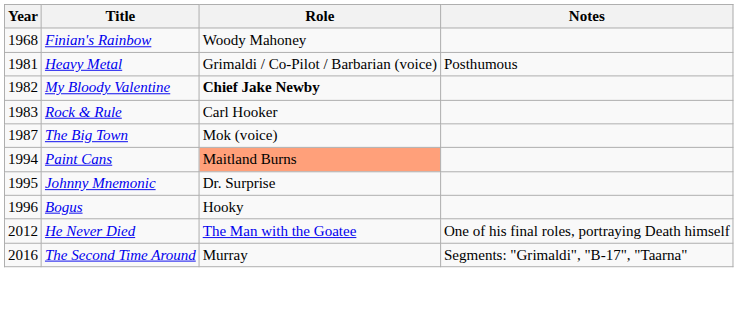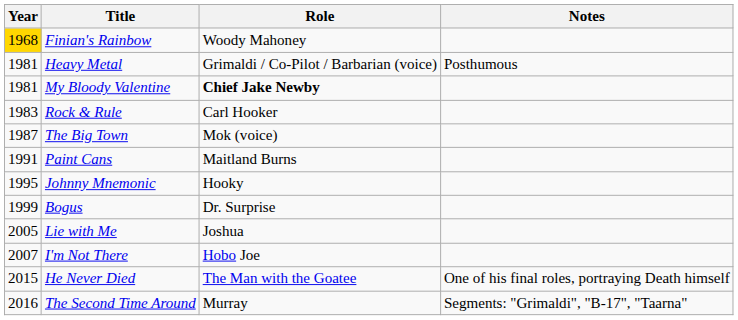(23, 40) no background -> (23, 40) gold background
(23, 87) 1982 -> (23, 87) 1981
(23, 159) 1994 -> (23, 159) 1991
(250, 159) lightsalmon background -> (250, 159) no background
(239, 183) Dr. Surprise -> (223, 183) Hooky
(23, 207) 1996 -> (23, 207) 1999
(223, 207) Hooky -> (239, 207) Dr. Surprise
+ row: (81, 231)
+ row: (86, 254)
(23, 231) 2012 -> (23, 278) 2015
